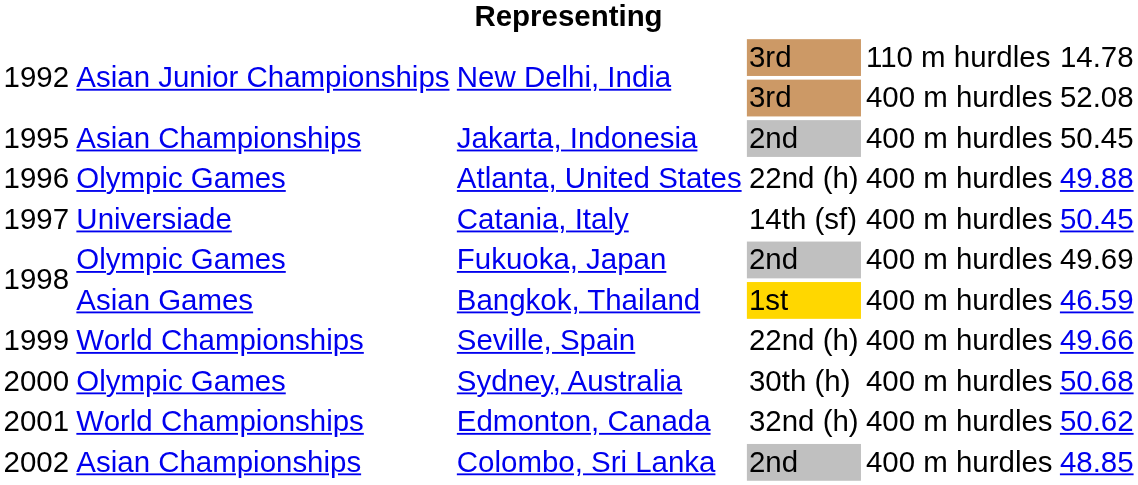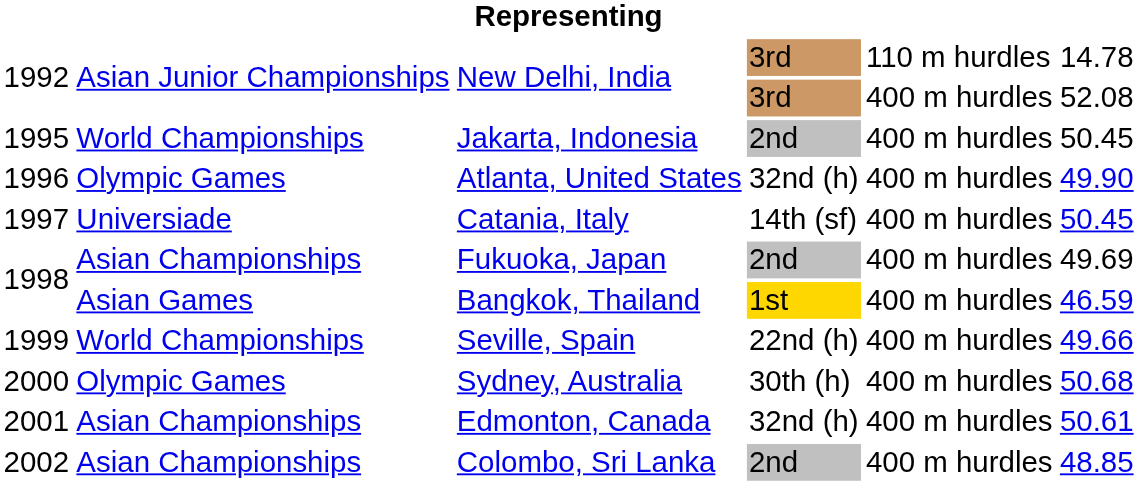(219, 138) Asian Championships -> (220, 138) World Championships
(804, 178) 22nd (h) -> (804, 178) 32nd (h)
(1097, 178) 49.88 -> (1097, 178) 49.90
(181, 259) Olympic Games -> (219, 259) Asian Championships
(220, 421) World Championships -> (219, 421) Asian Championships
(1097, 421) 50.62 -> (1097, 421) 50.61
